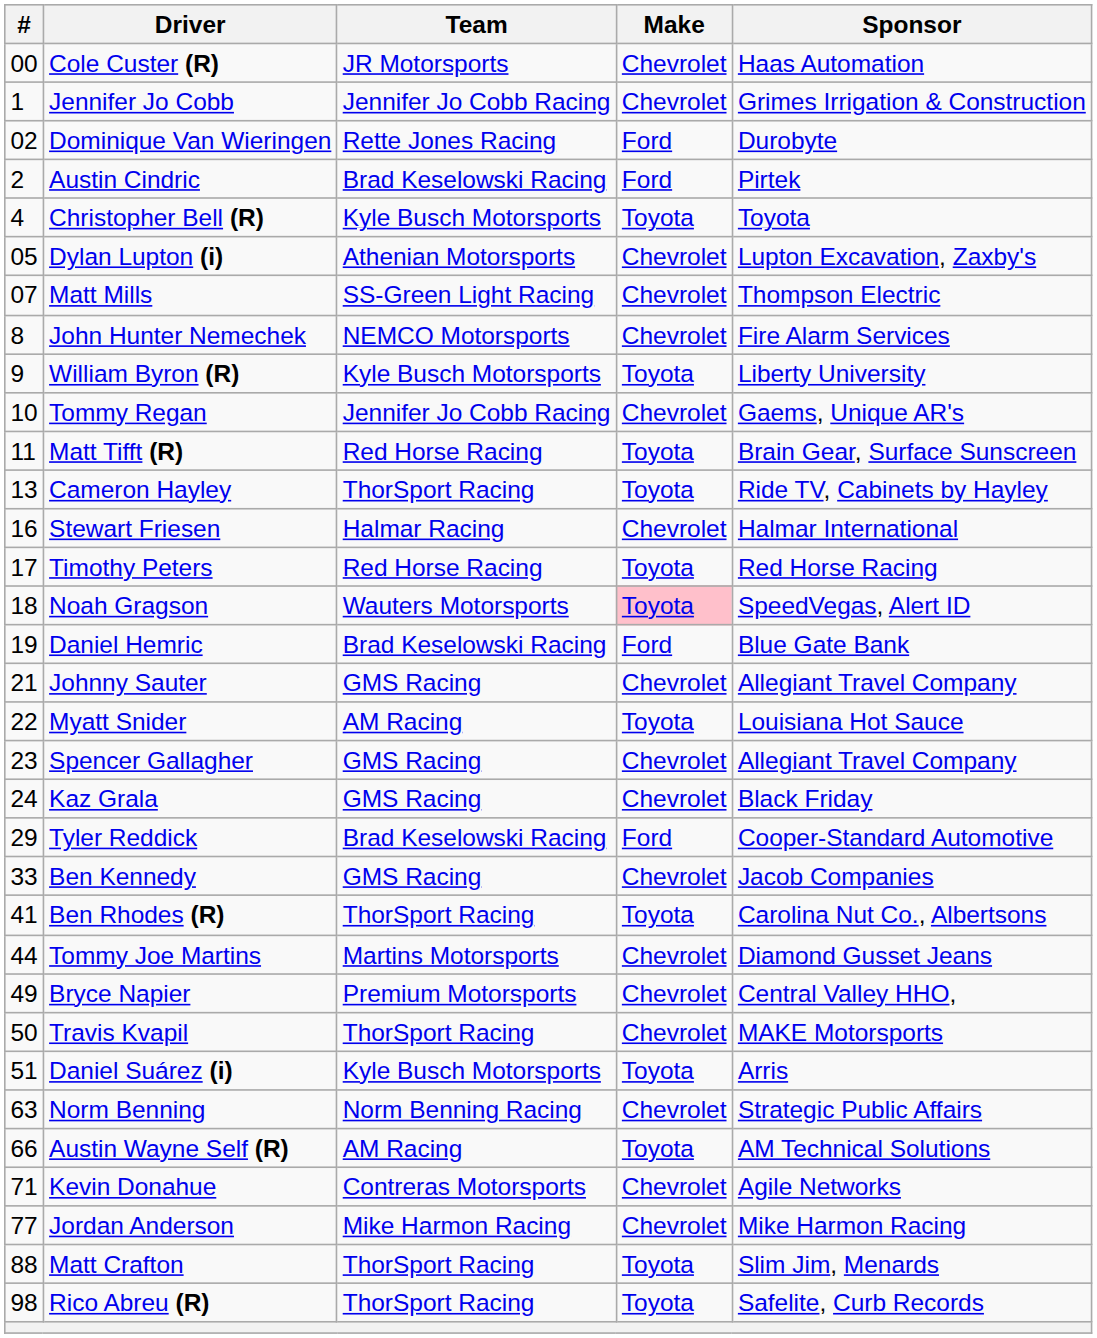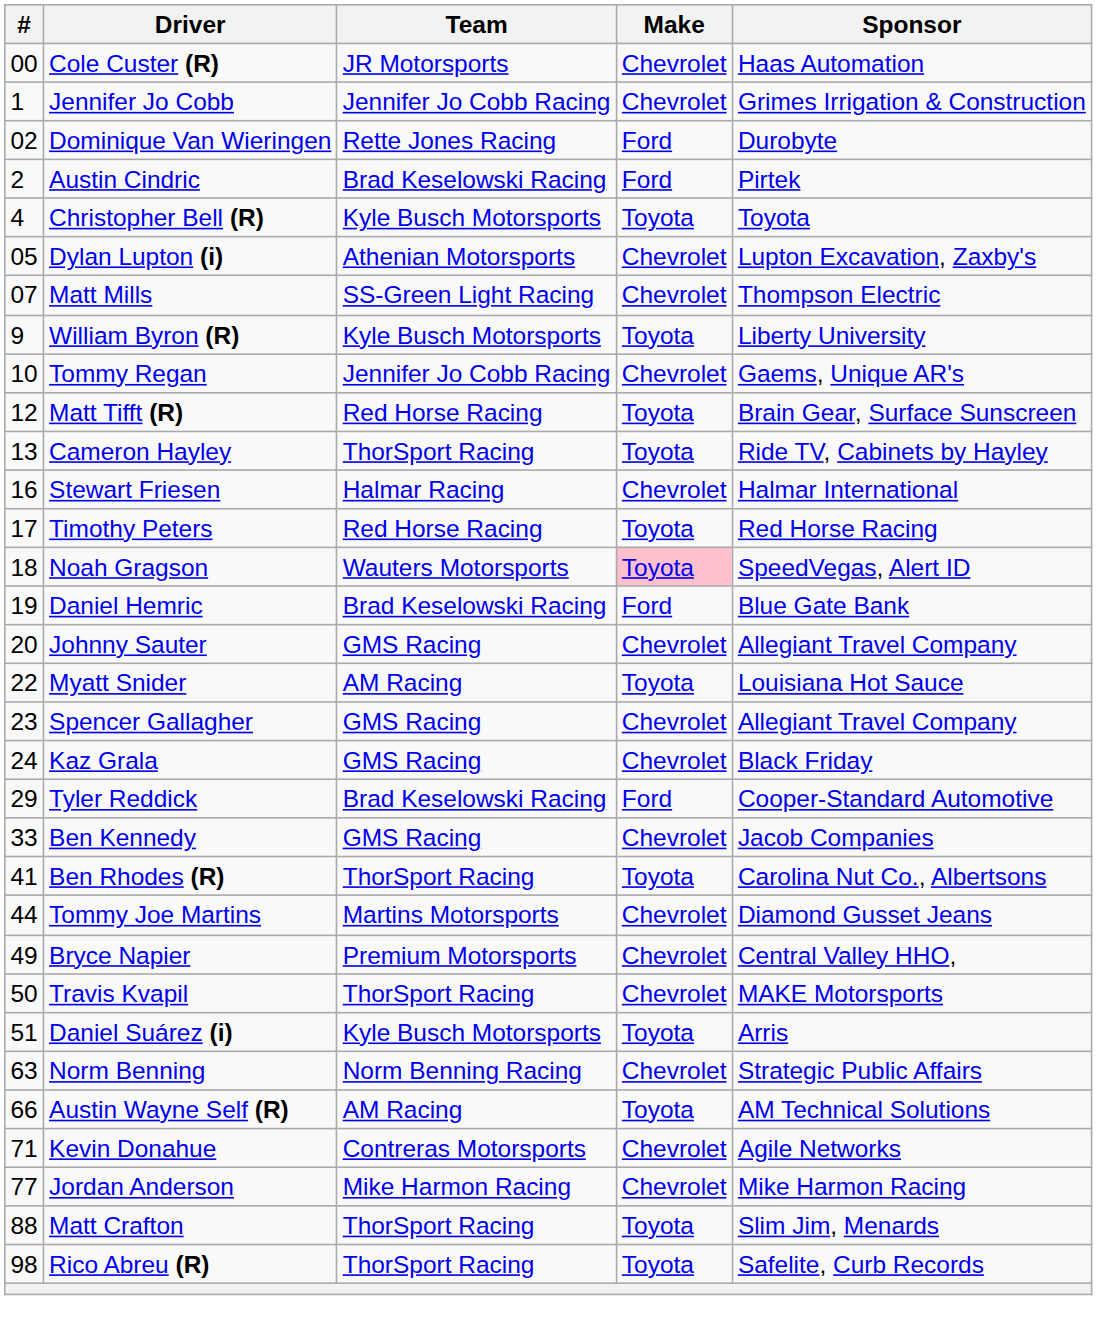- row: (178, 334)
(23, 451) 11 -> (24, 412) 12
(24, 683) 21 -> (24, 644) 20
